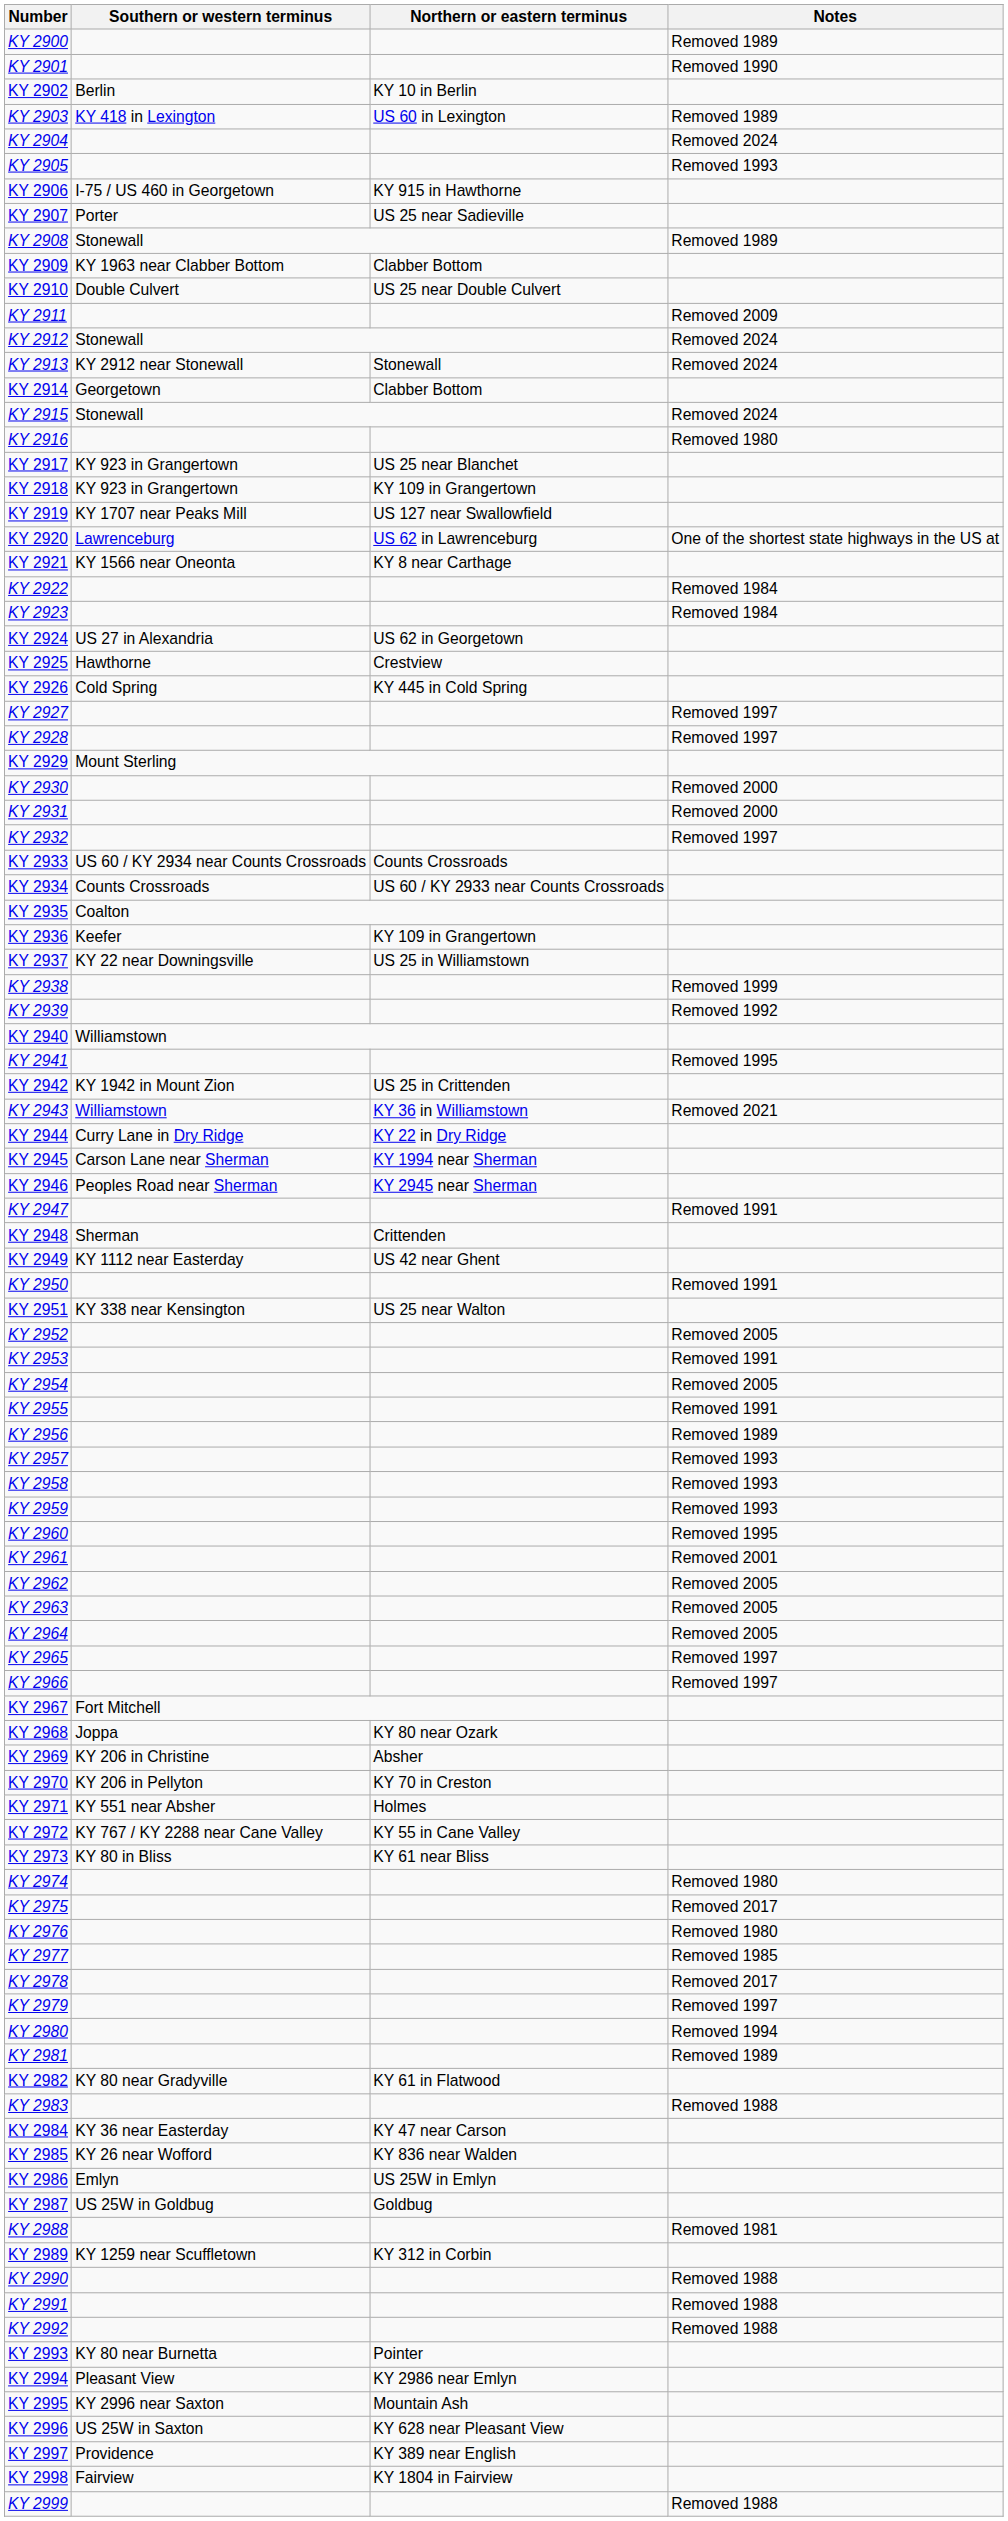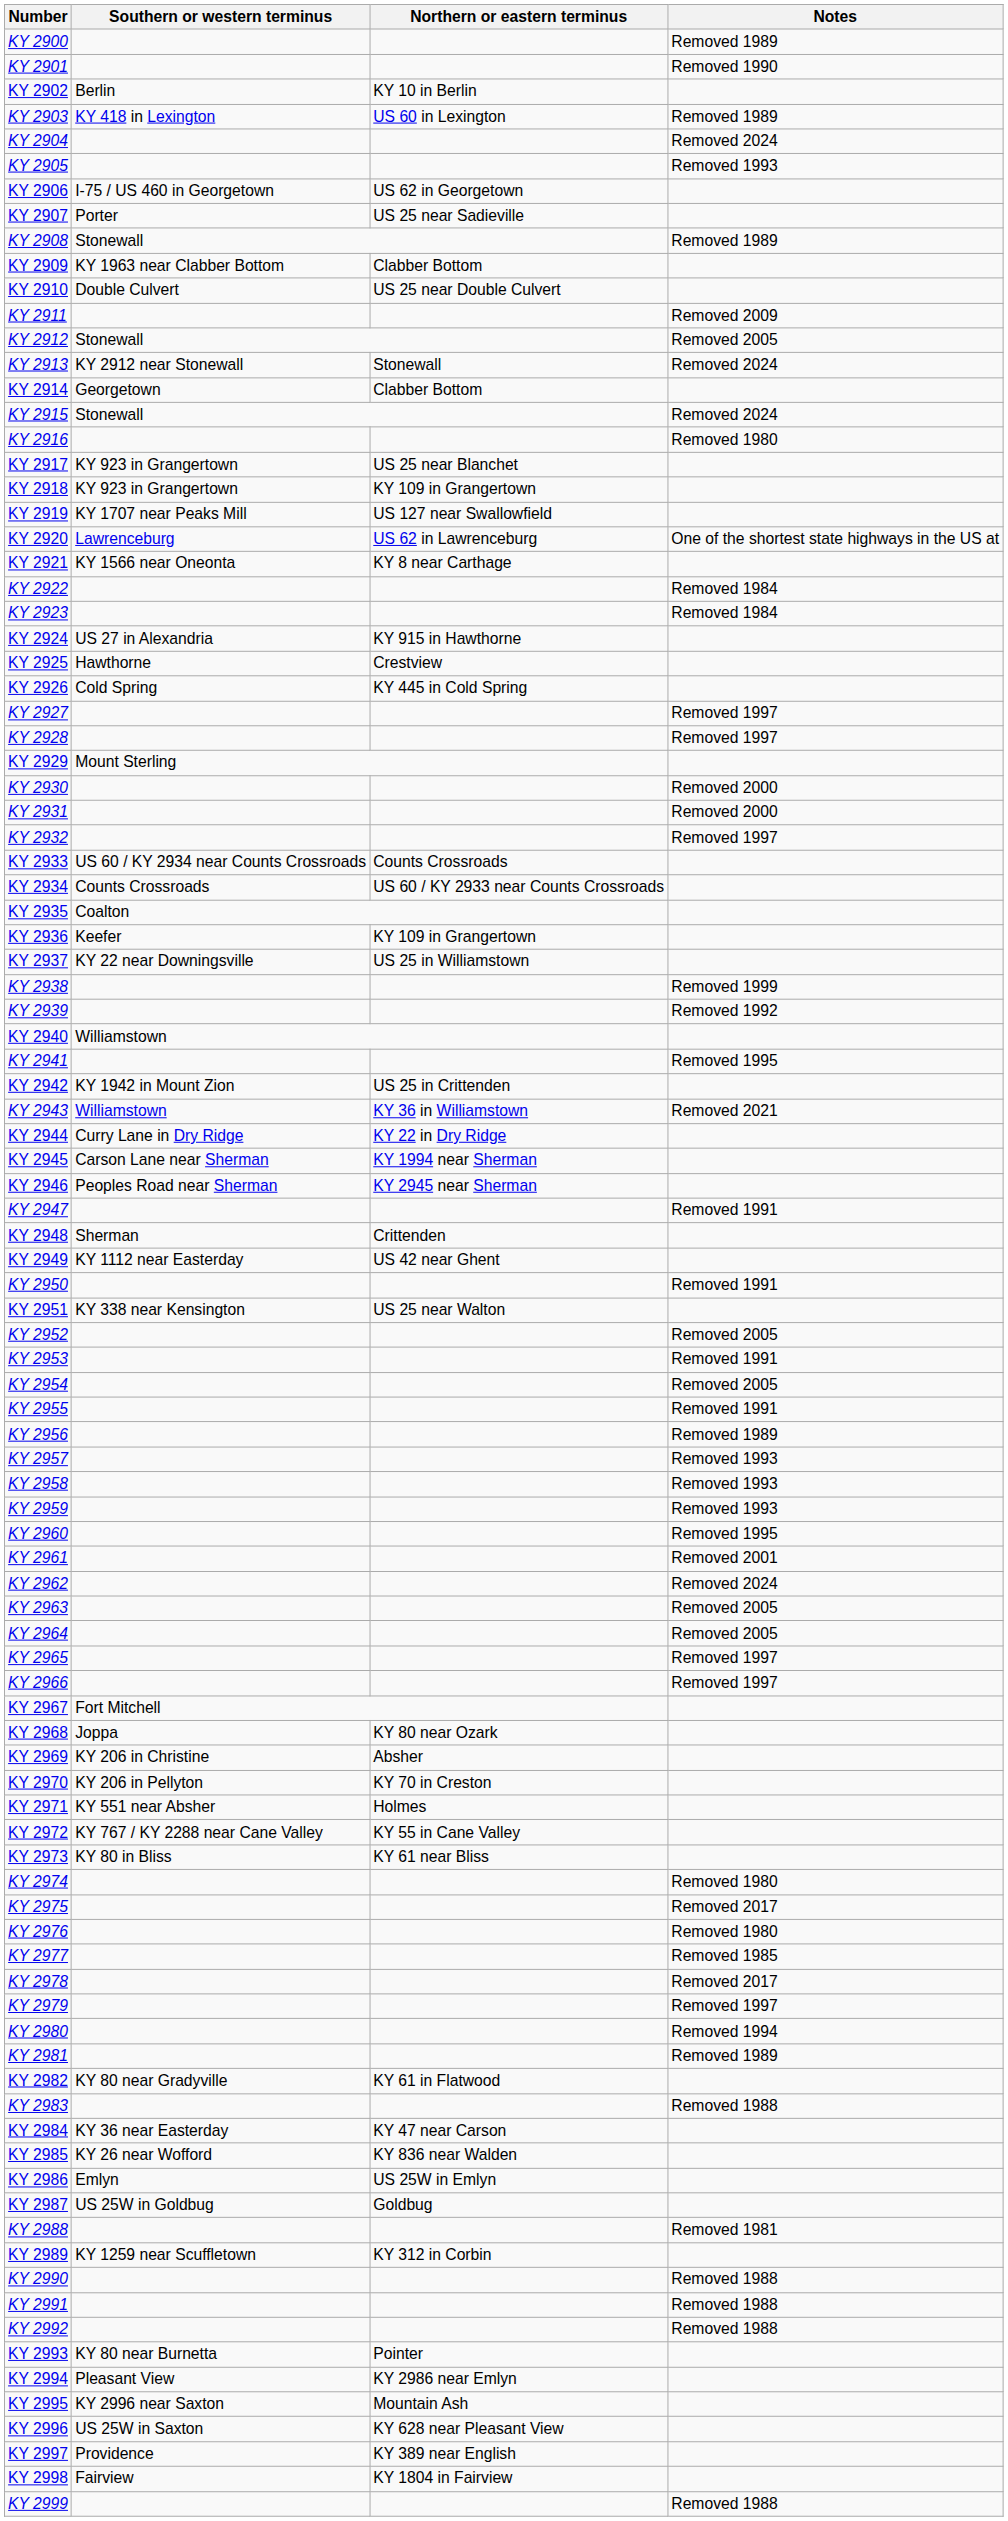(447, 191) KY 915 in Hawthorne -> (448, 191) US 62 in Georgetown
(724, 340) Removed 2024 -> (724, 340) Removed 2005
(448, 638) US 62 in Georgetown -> (447, 638) KY 915 in Hawthorne
(724, 1583) Removed 2005 -> (724, 1583) Removed 2024
